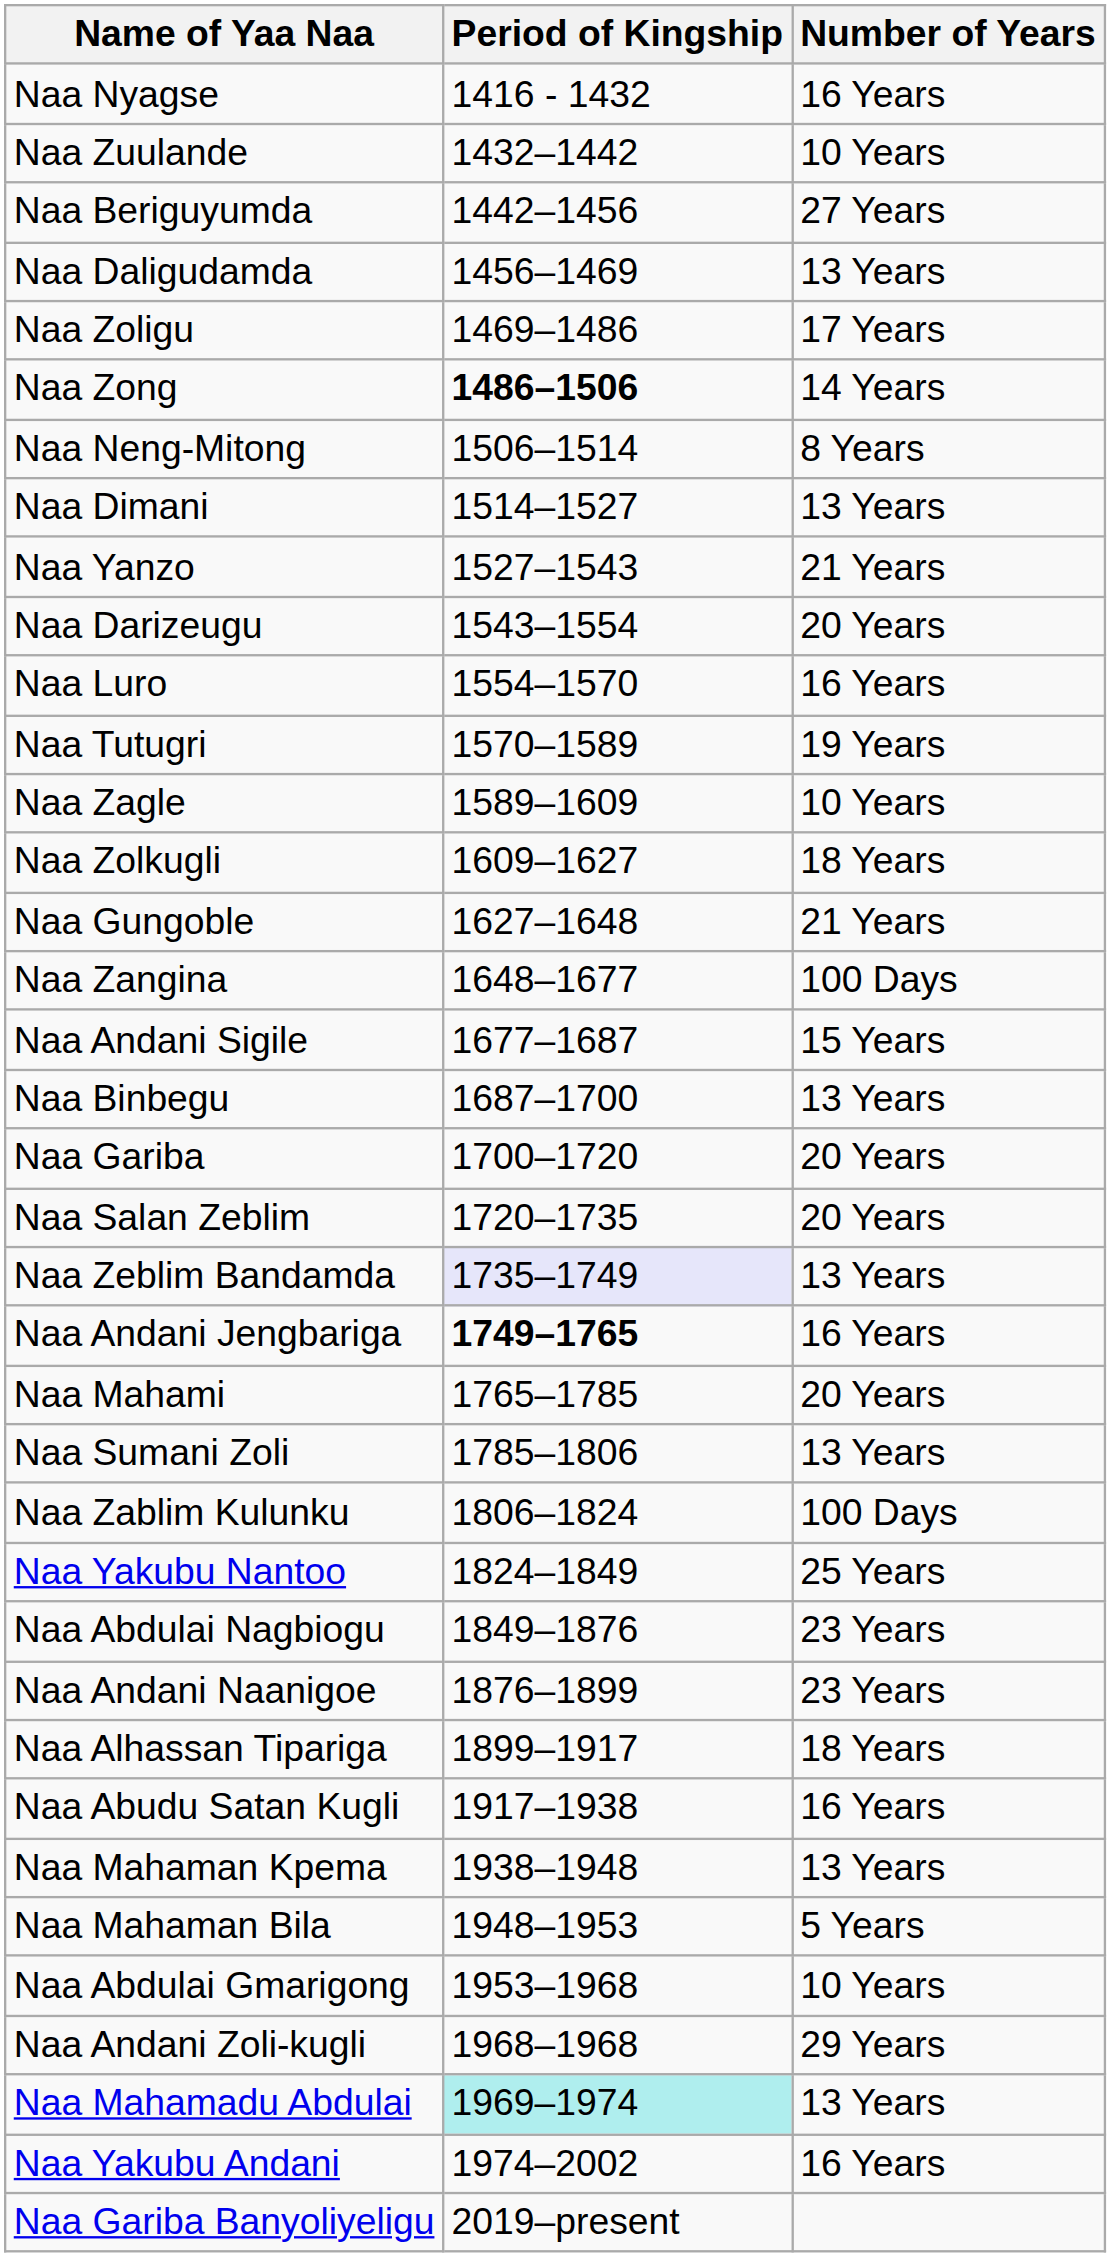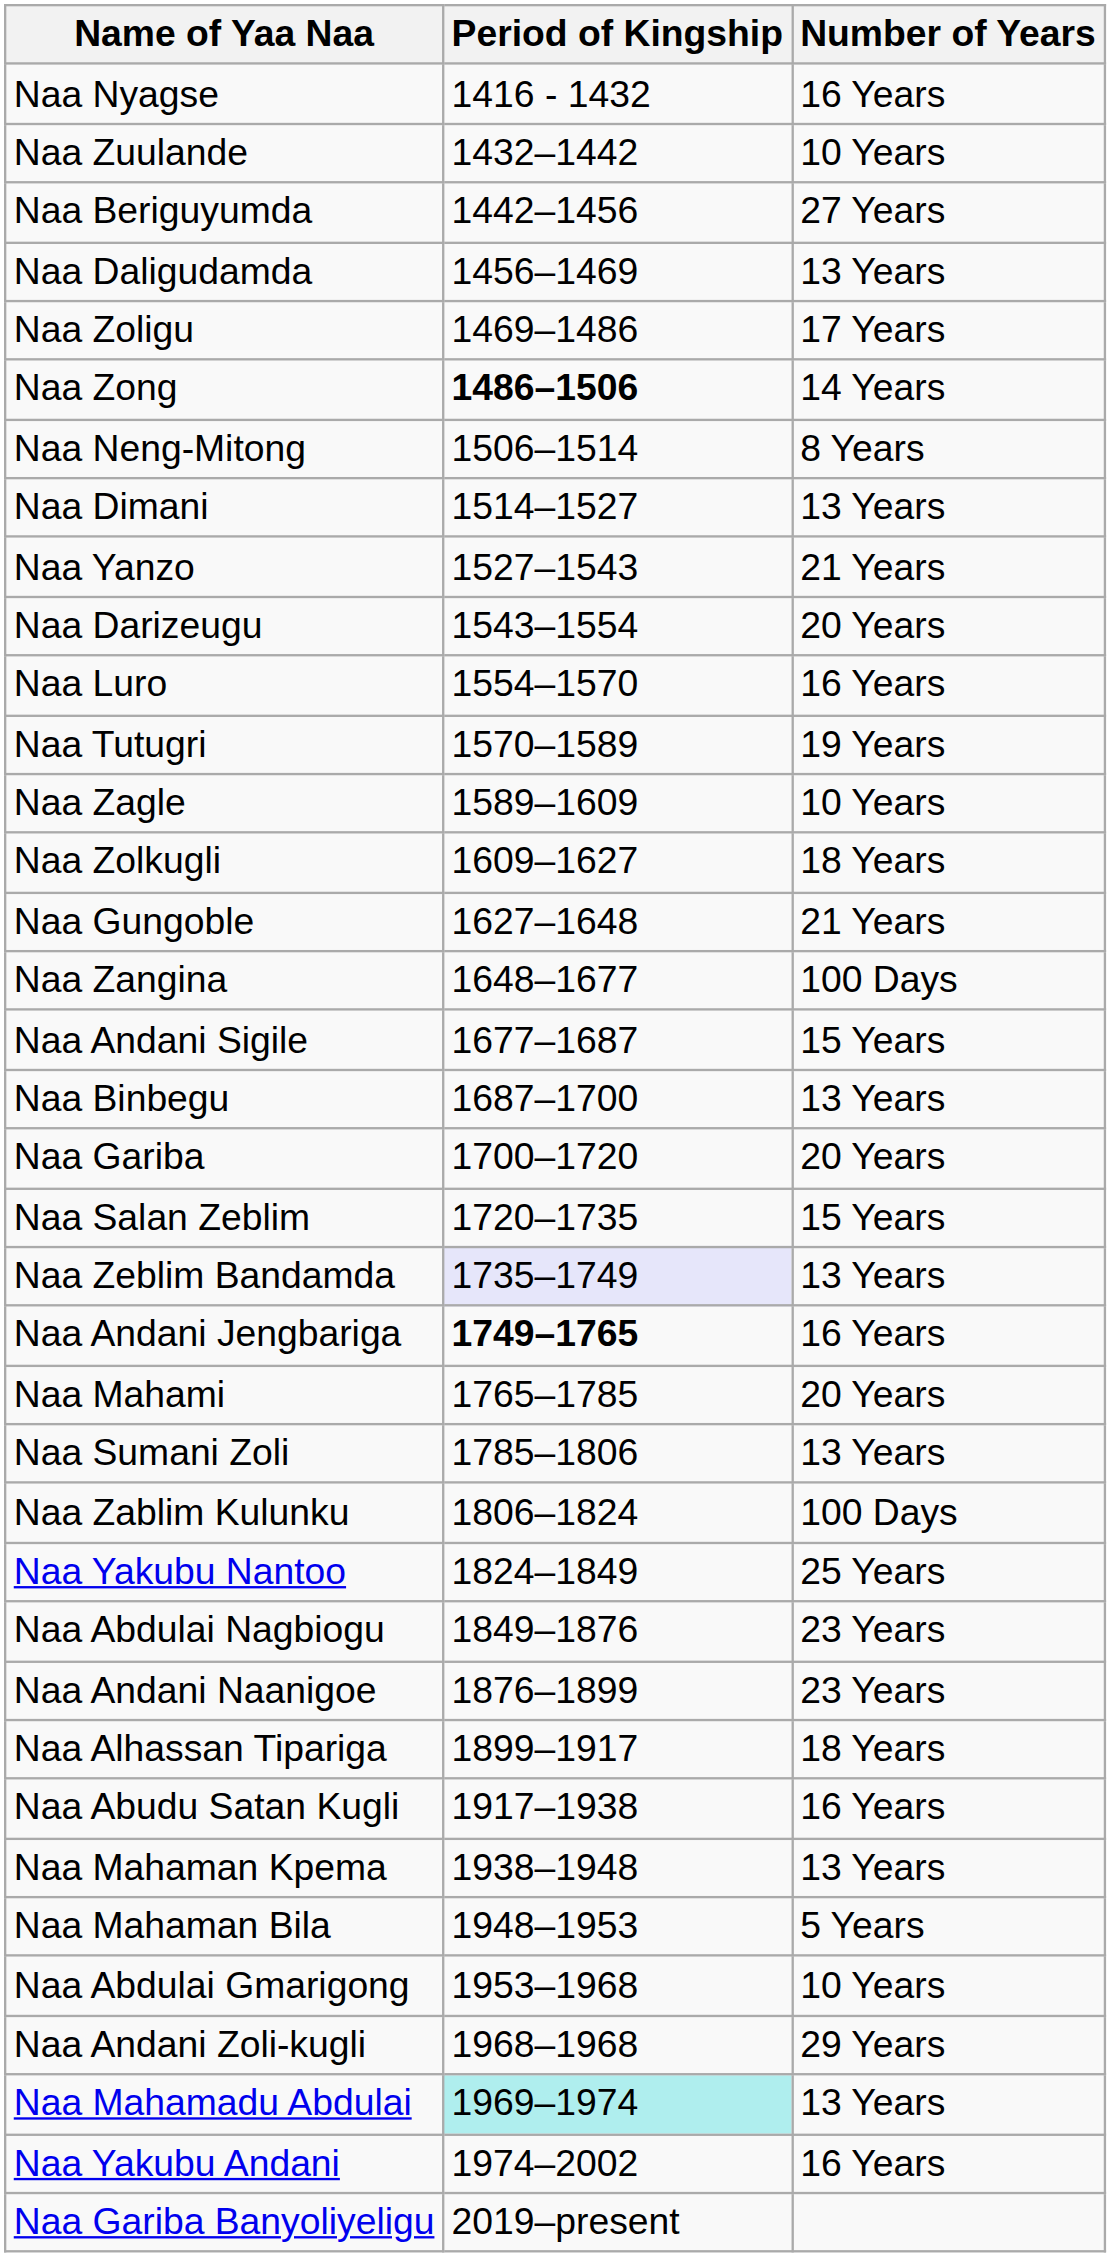(873, 1216) 20 Years -> (873, 1216) 15 Years
